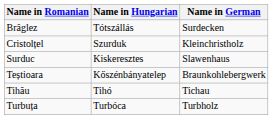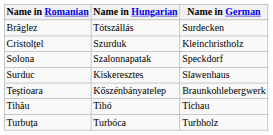+ row: (20, 59)
